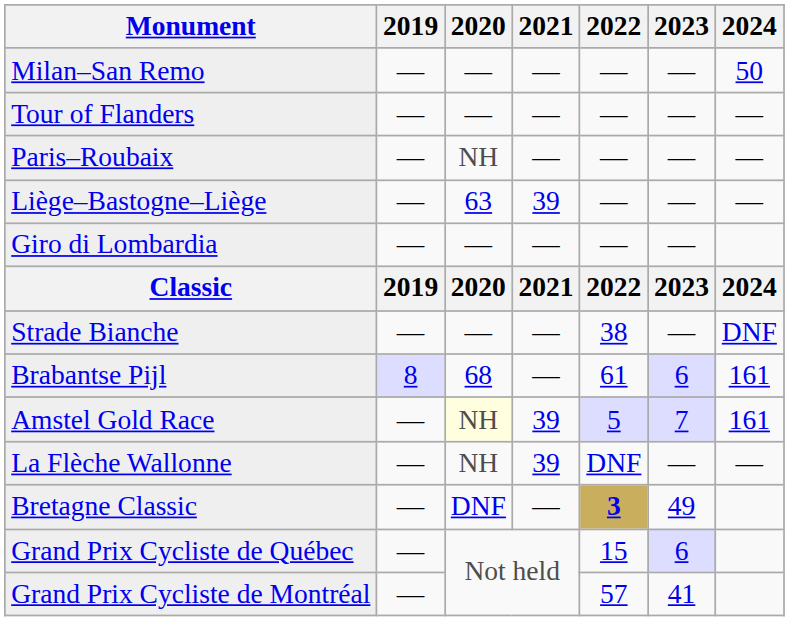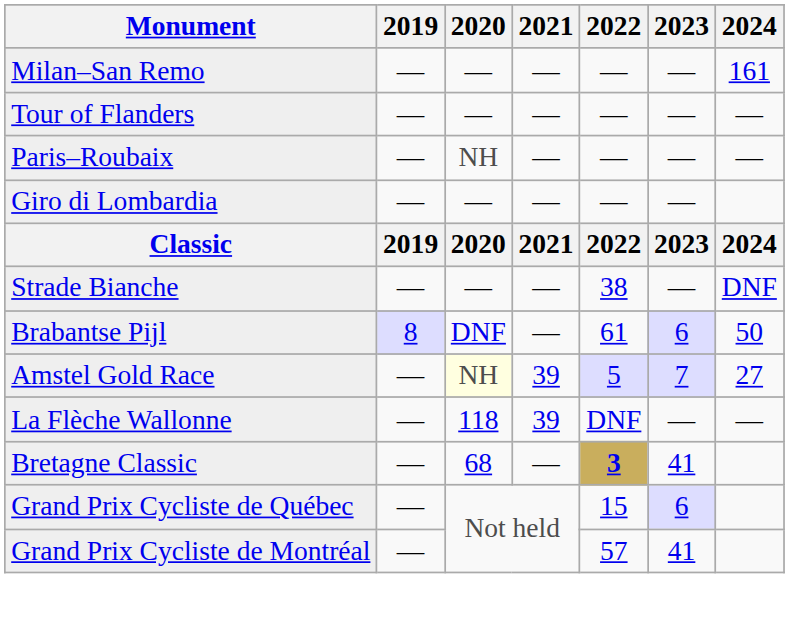(749, 69) 50 -> (749, 69) 161
- row: (139, 200)
(478, 375) 68 -> (478, 331) DNF
(749, 375) 161 -> (749, 331) 50
(749, 419) 161 -> (749, 375) 27
(478, 462) NH -> (478, 419) 118
(478, 506) DNF -> (478, 462) 68
(682, 506) 49 -> (682, 462) 41
